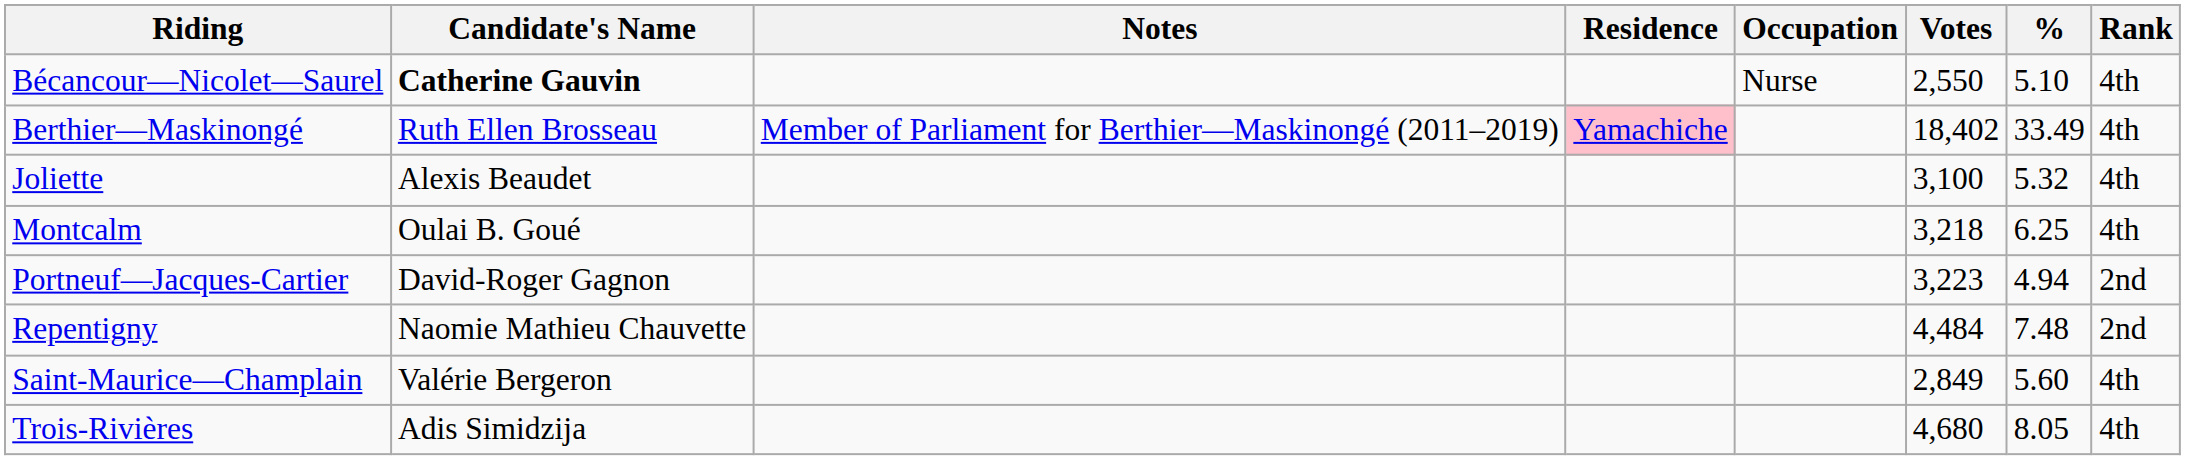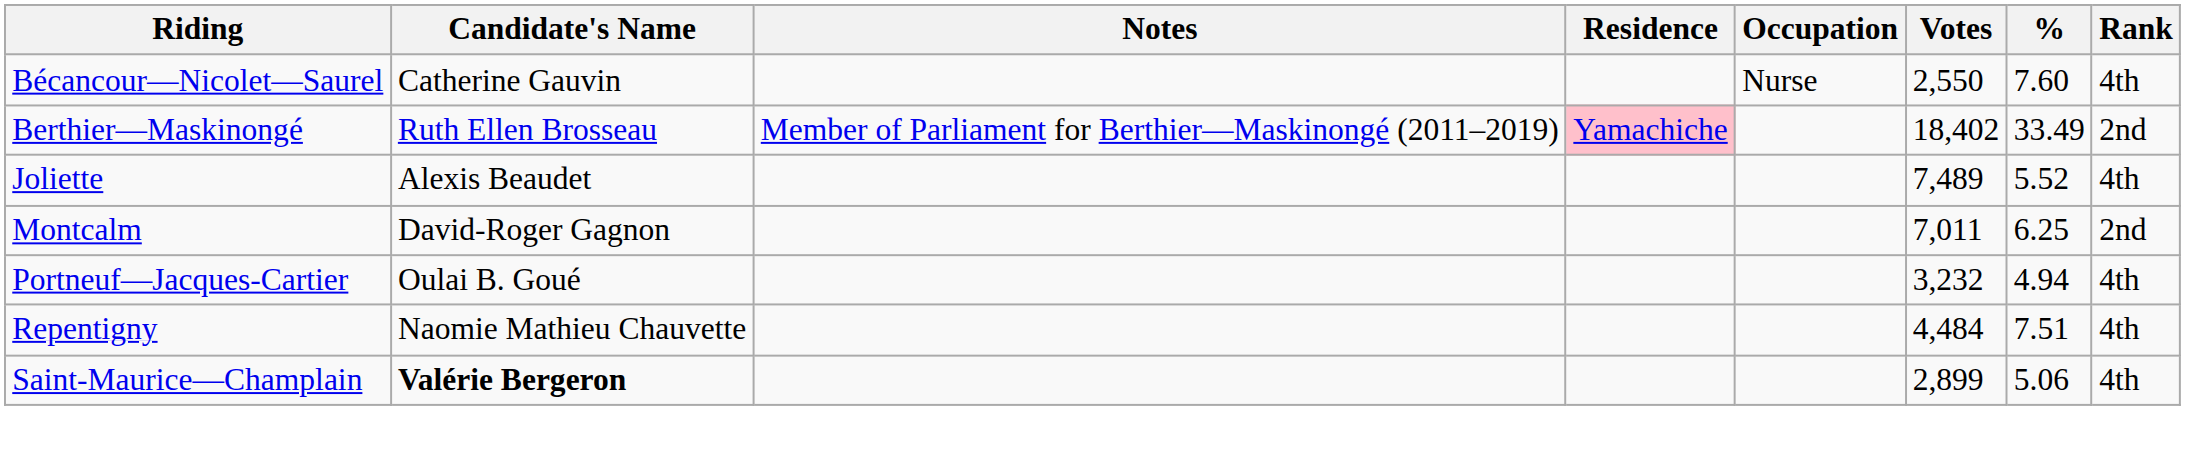(519, 79) bold -> (509, 79) normal
(2041, 79) 5.10 -> (2041, 79) 7.60
(2119, 129) 4th -> (2123, 129) 2nd
(1948, 179) 3,100 -> (1948, 179) 7,489
(2041, 179) 5.32 -> (2041, 179) 5.52
(489, 229) Oulai B. Goué -> (534, 229) David-Roger Gagnon
(1948, 229) 3,218 -> (1948, 229) 7,011
(2119, 229) 4th -> (2123, 229) 2nd
(534, 279) David-Roger Gagnon -> (489, 279) Oulai B. Goué
(1948, 279) 3,223 -> (1948, 279) 3,232
(2123, 279) 2nd -> (2119, 279) 4th
(2041, 329) 7.48 -> (2041, 329) 7.51
(2123, 329) 2nd -> (2119, 329) 4th
(505, 379) normal -> (512, 379) bold
(1948, 379) 2,849 -> (1948, 379) 2,899
(2041, 379) 5.60 -> (2041, 379) 5.06
- row: (103, 429)
